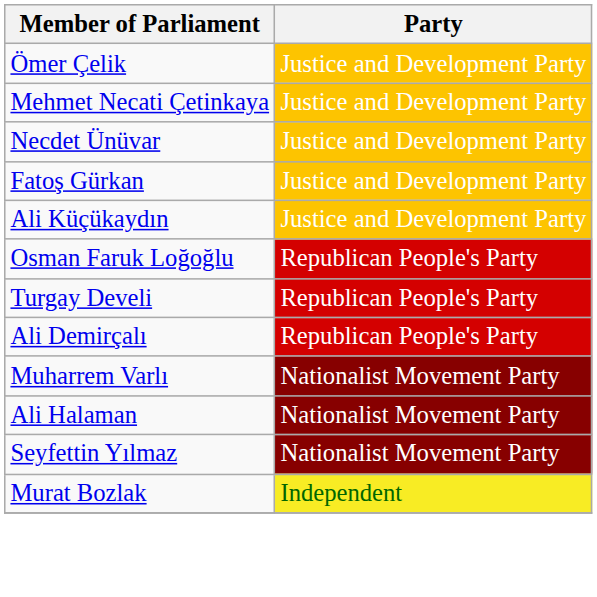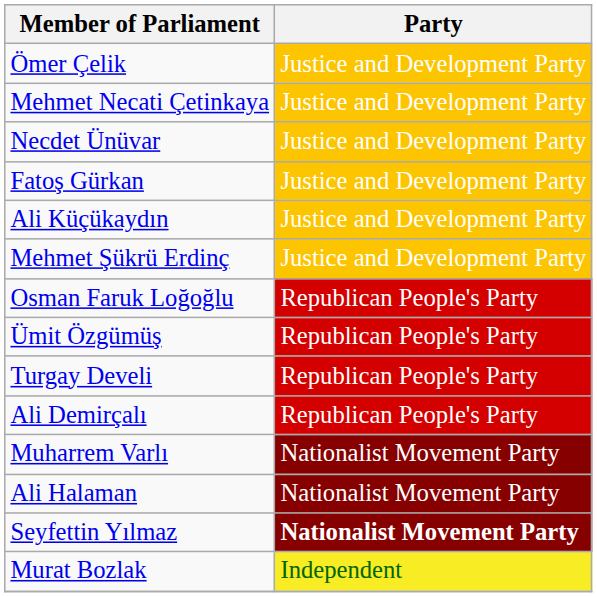+ row: (120, 258)
+ row: (86, 336)
(420, 453) normal -> (430, 532) bold
